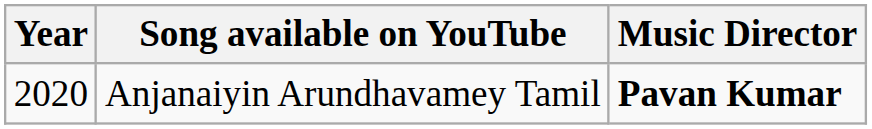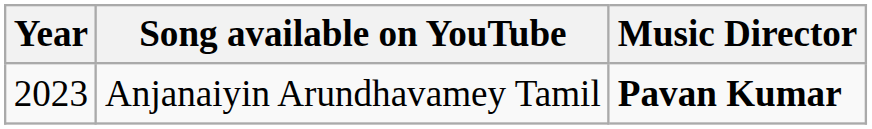(51, 92) 2020 -> (51, 92) 2023
